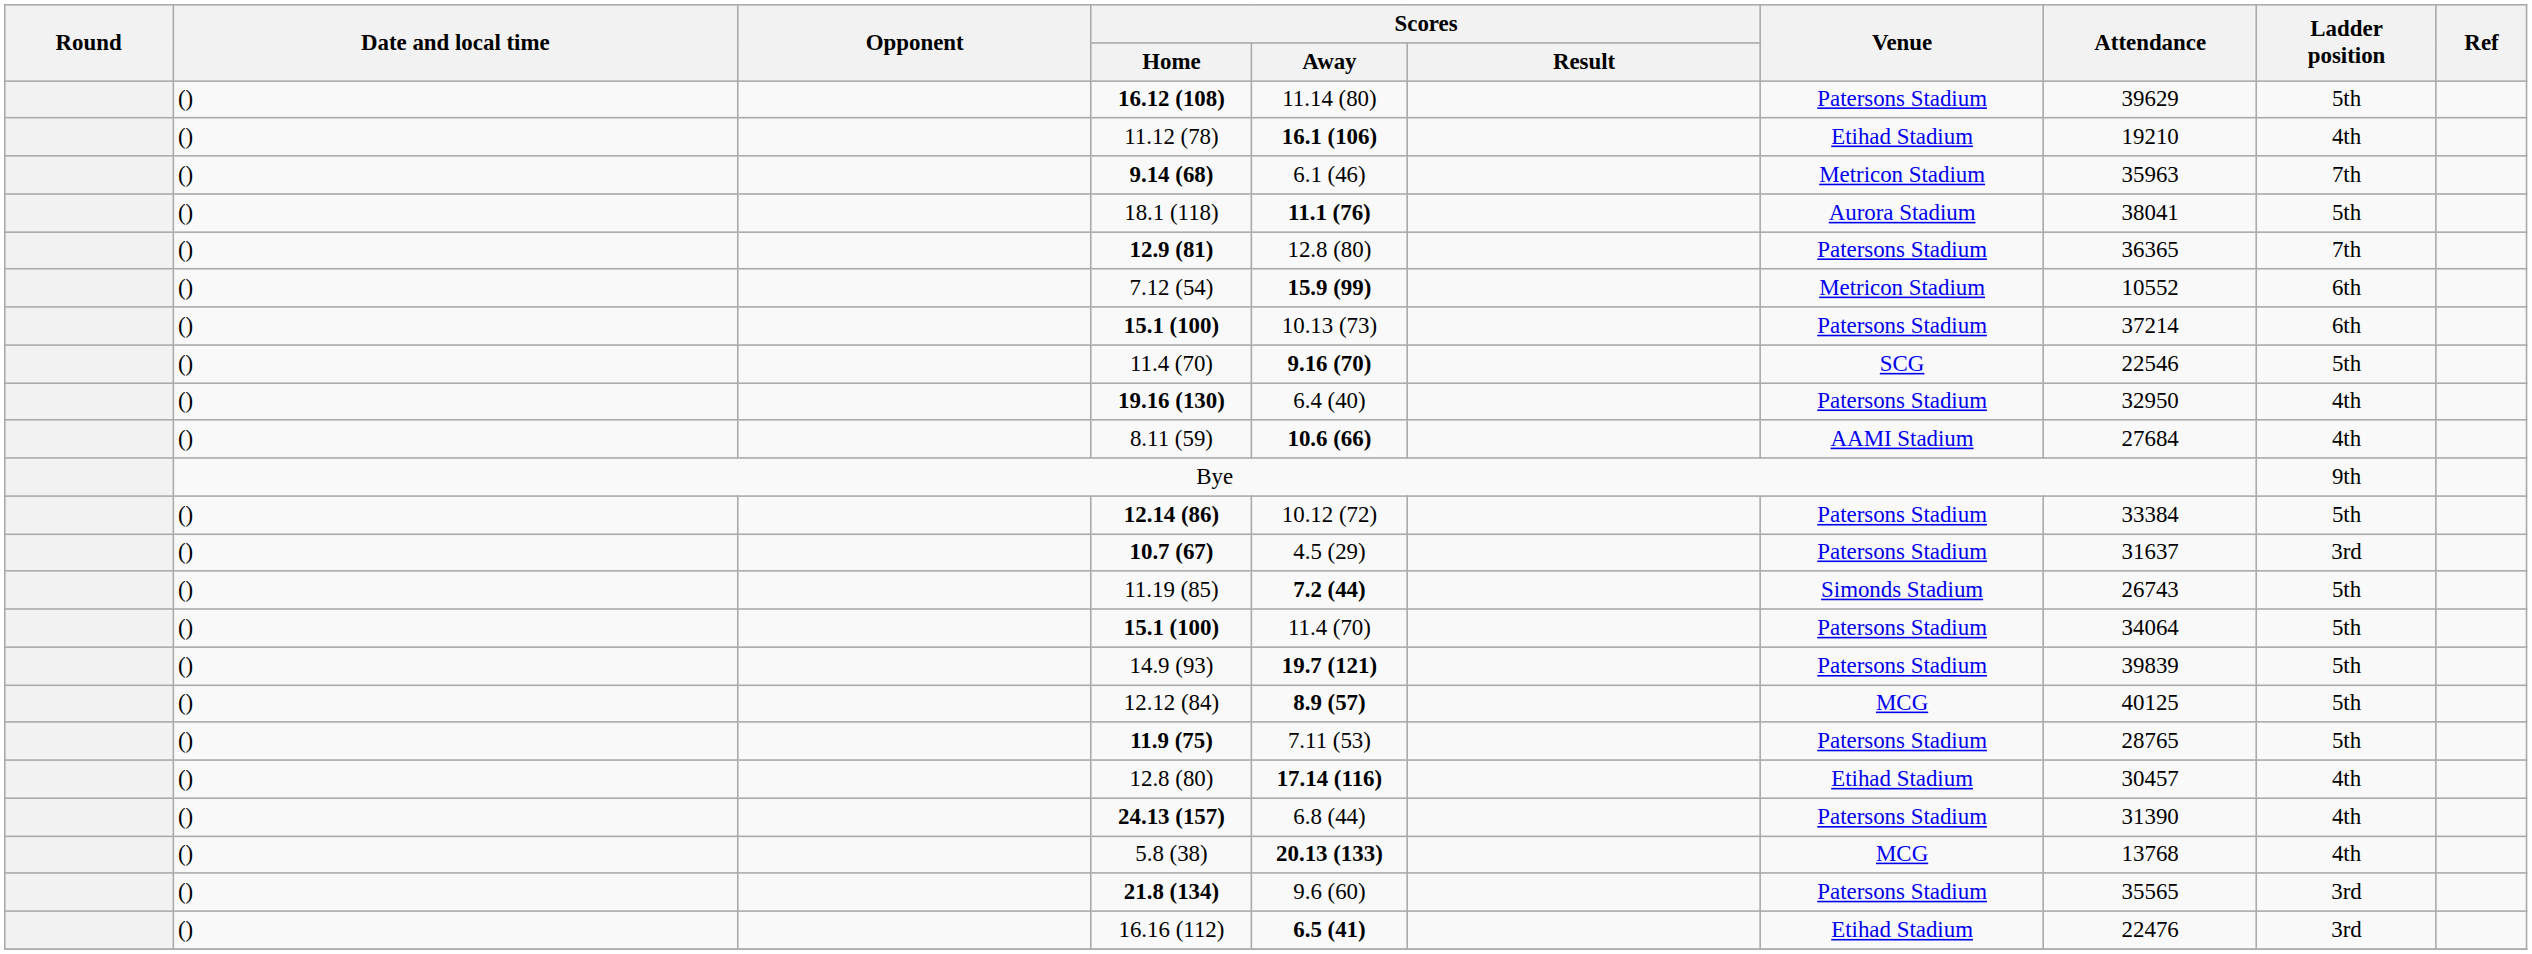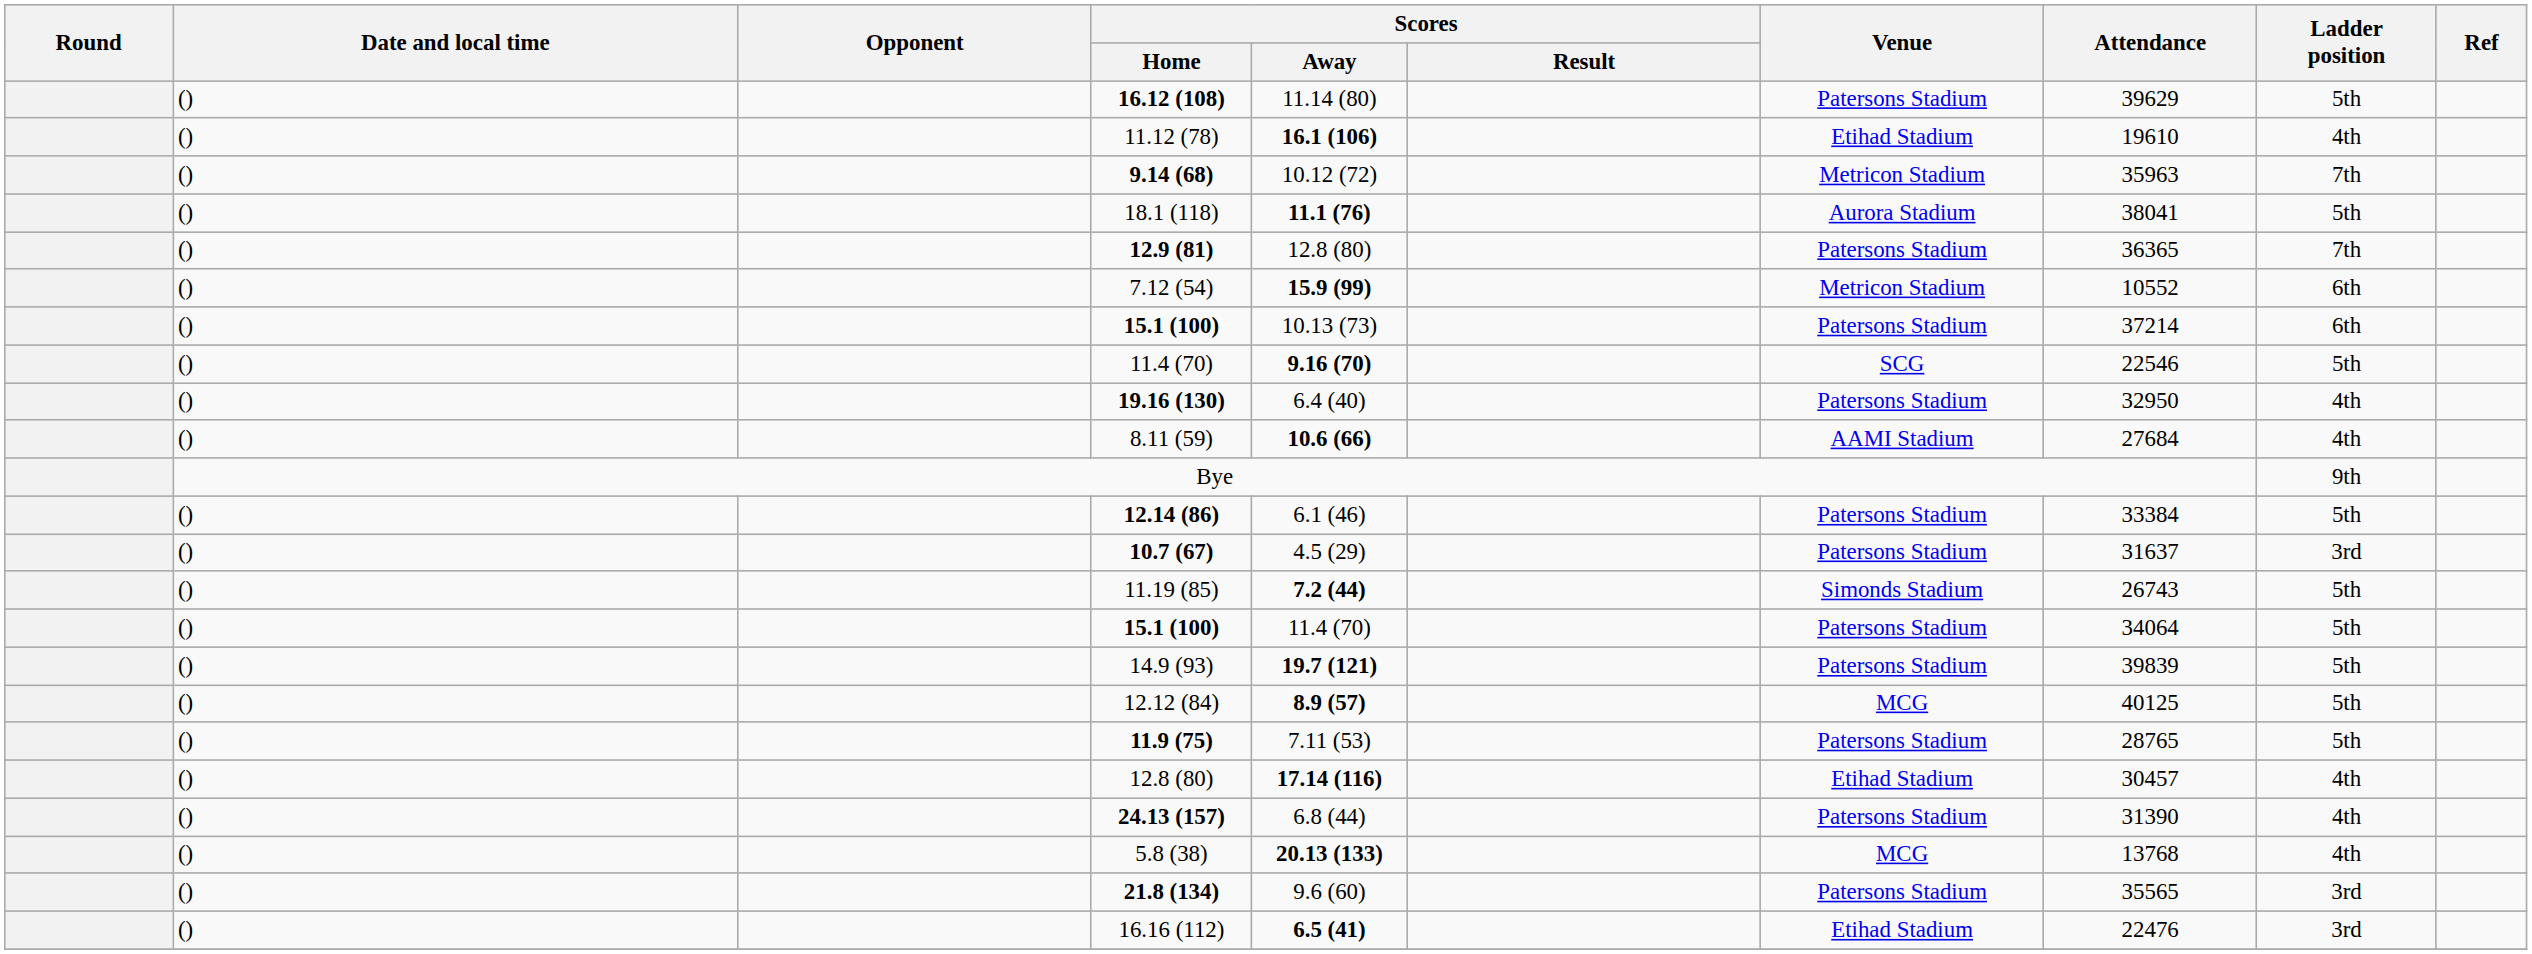(2150, 137) 19210 -> (2150, 137) 19610
(1329, 174) 6.1 (46) -> (1329, 174) 10.12 (72)
(1329, 514) 10.12 (72) -> (1329, 514) 6.1 (46)
